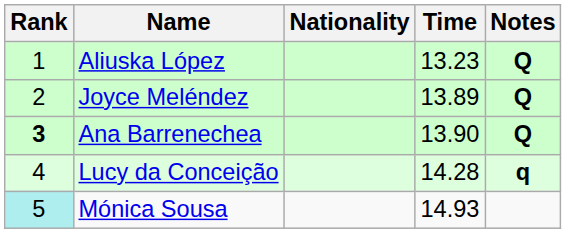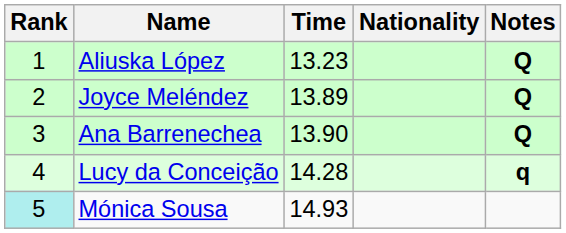columns swapped: (350, 23) <-> (450, 23)
(39, 135) bold -> (39, 135) normal
